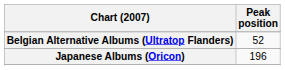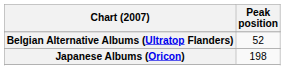(258, 56) 196 -> (258, 56) 198
